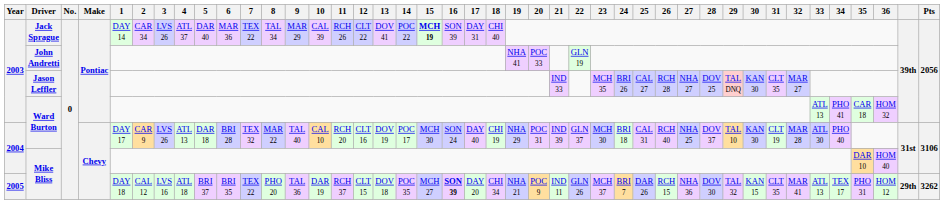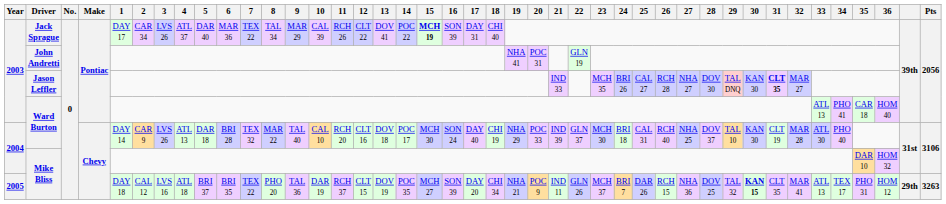(121, 31) DAY 14 -> (121, 31) DAY 17
(539, 57) POC 33 -> (538, 57) POC 31
(712, 83) DOV 25 -> (711, 83) DOV 30
(776, 83) normal -> (777, 83) bold
(886, 109) HOM 32 -> (887, 109) HOM 40
(121, 135) DAY 17 -> (121, 135) DAY 14
(385, 135) DOV 19 -> (385, 135) DOV 18
(539, 135) POC 31 -> (538, 135) POC 33
(886, 160) HOM 40 -> (887, 160) HOM 32
(385, 186) DOV 18 -> (385, 186) DOV 19
(453, 186) bold -> (453, 186) normal
(712, 186) DOV 30 -> (711, 186) DOV 25
(755, 186) normal -> (755, 186) bold
(929, 186) 3262 -> (931, 186) 3263
